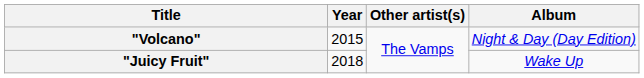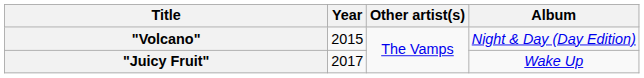(347, 61) 2018 -> (347, 61) 2017
